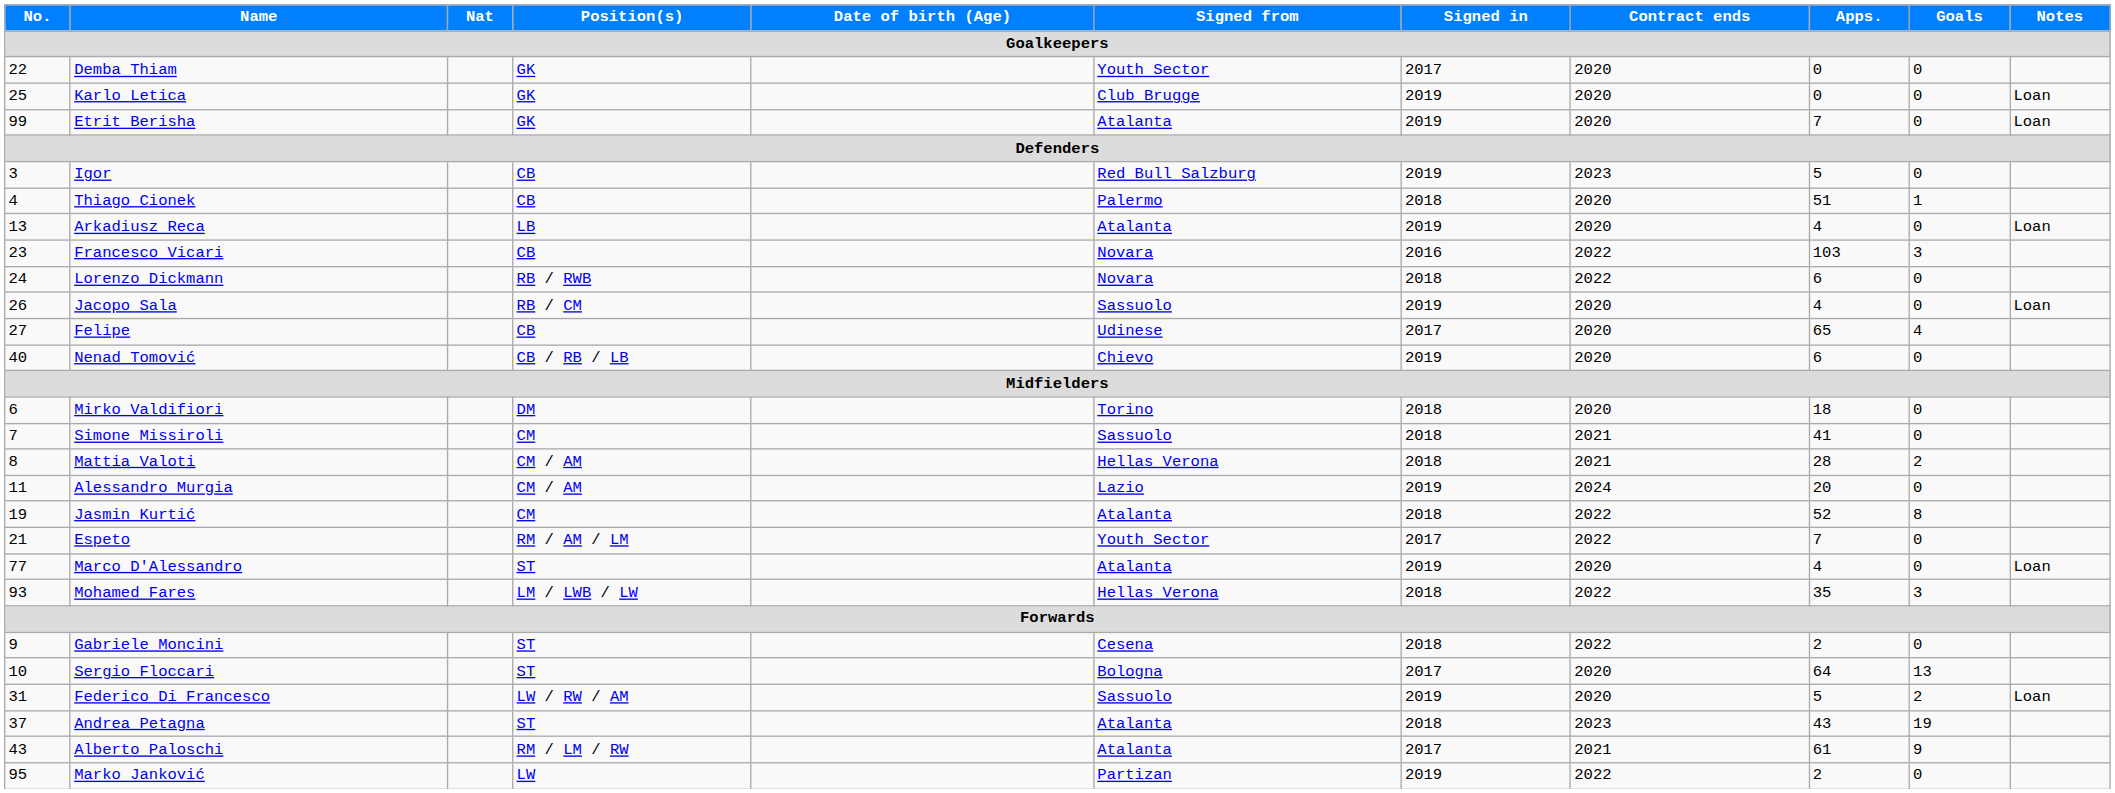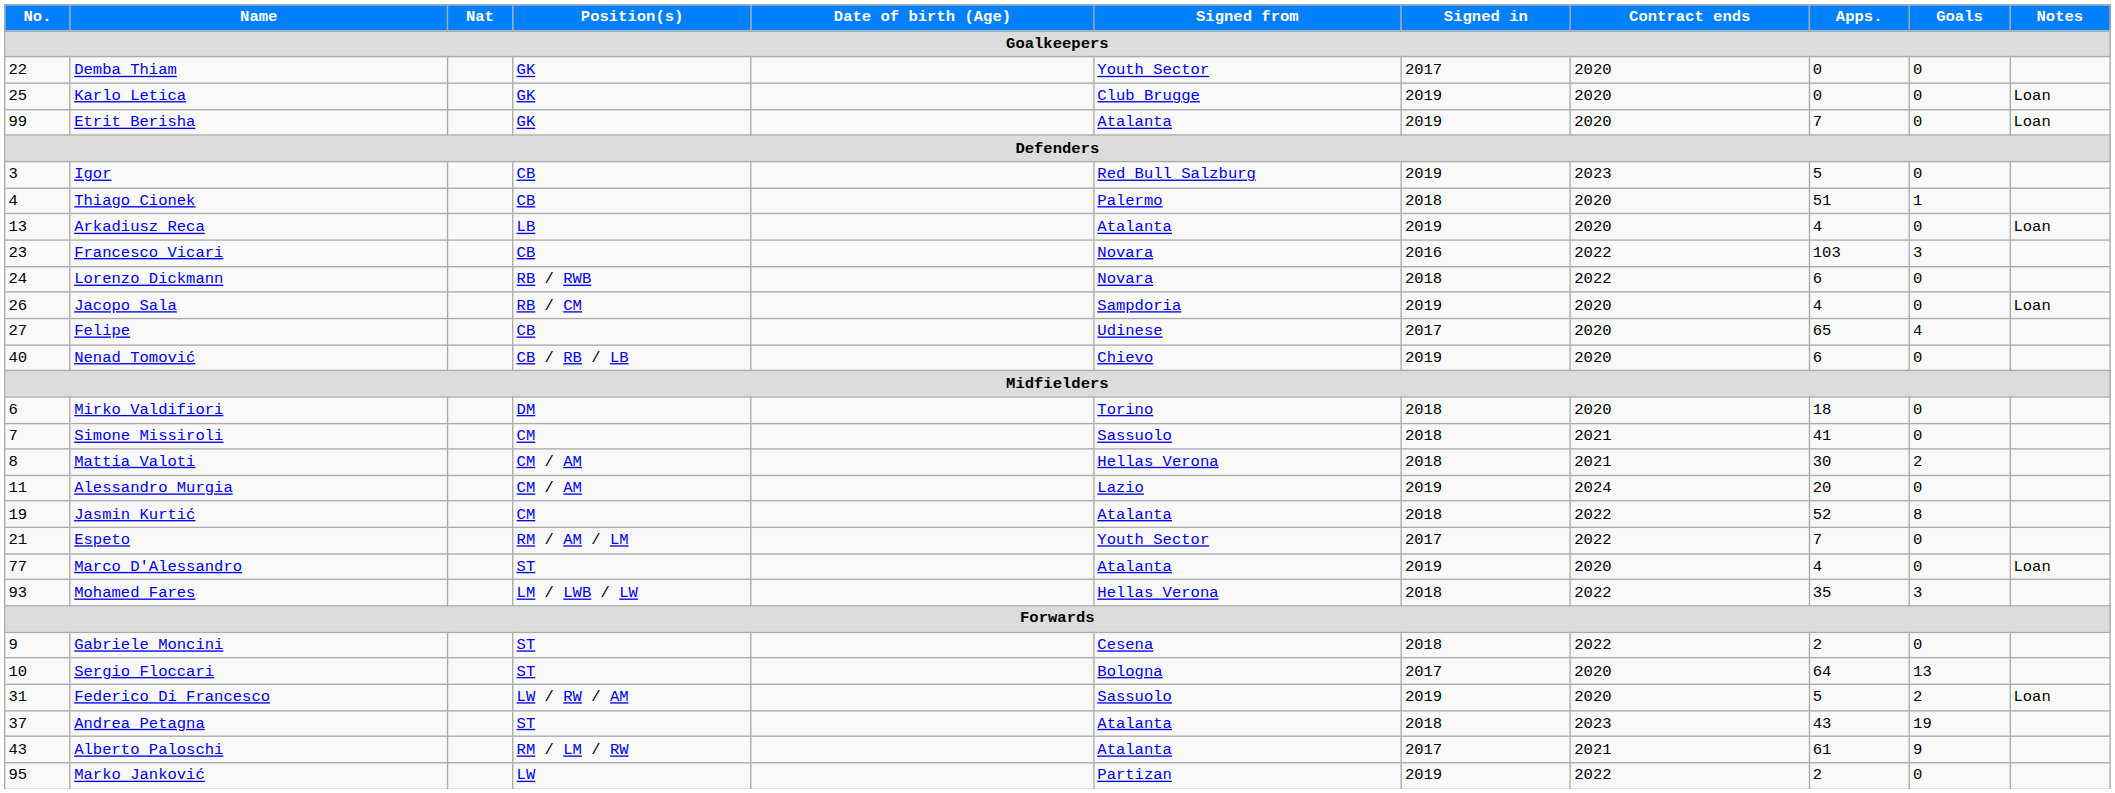(1135, 305) Sassuolo -> (1139, 305) Sampdoria
(1822, 462) 28 -> (1822, 462) 30
